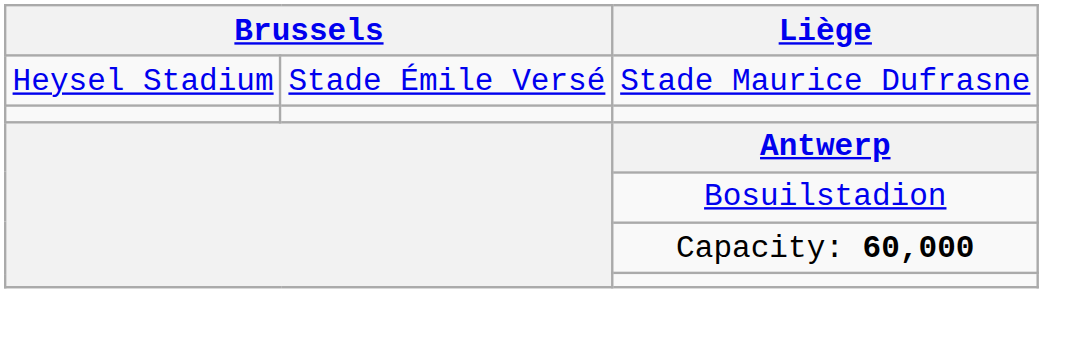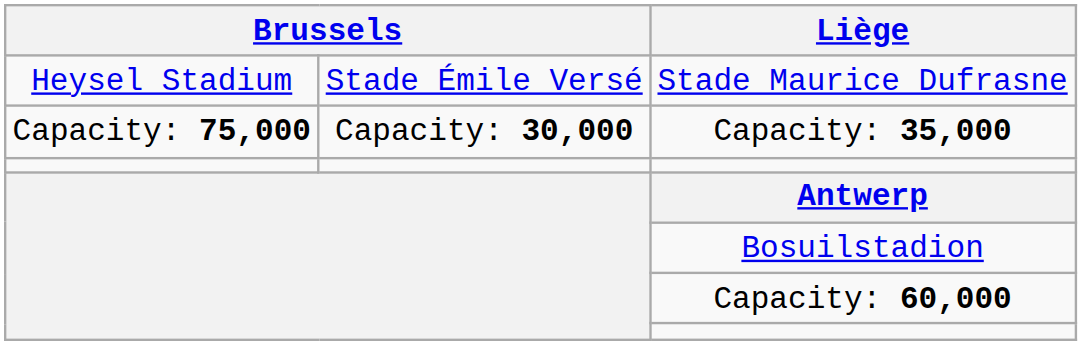+ row: (162, 132)
